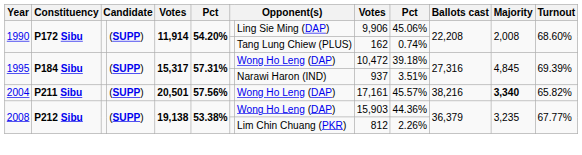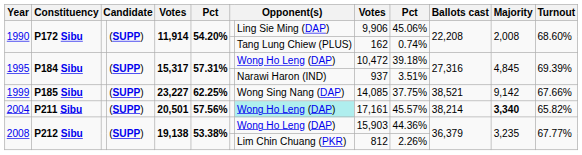+ row: (18, 93)
(286, 93) no background -> (286, 109) paleturquoise background
(447, 93) 38,216 -> (447, 109) 38,214
